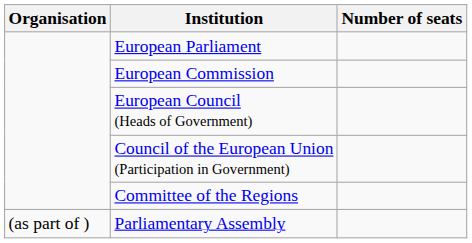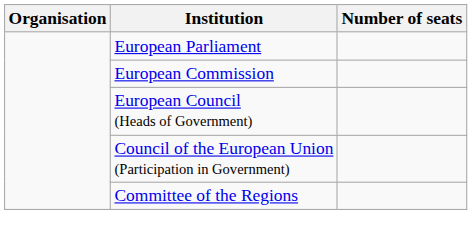- row: (200, 223)
